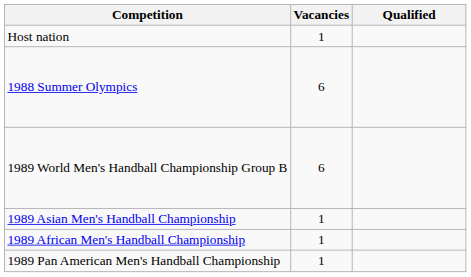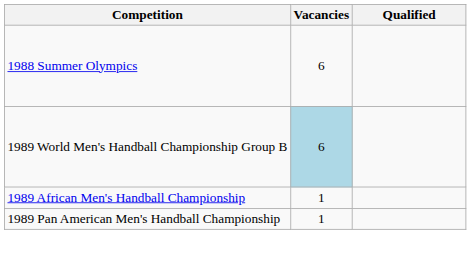- row: (38, 36)
(321, 167) no background -> (321, 146) lightblue background
- row: (122, 218)
